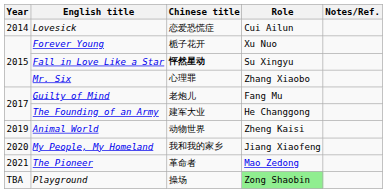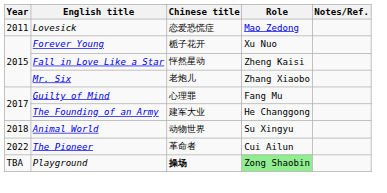(17, 28) 2014 -> (17, 28) 2011
(269, 28) Cui Ailun -> (272, 28) Mao Zedong
(187, 61) bold -> (187, 61) normal
(269, 62) Su Xingyu -> (274, 62) Zheng Kaisi
(182, 78) 心理罪 -> (182, 78) 老炮儿
(182, 95) 老炮儿 -> (182, 95) 心理罪
(17, 129) 2019 -> (17, 129) 2018
(274, 129) Zheng Kaisi -> (269, 129) Su Xingyu
- row: (93, 146)
(17, 163) 2021 -> (17, 146) 2022
(272, 163) Mao Zedong -> (269, 146) Cui Ailun
(178, 180) normal -> (178, 163) bold
